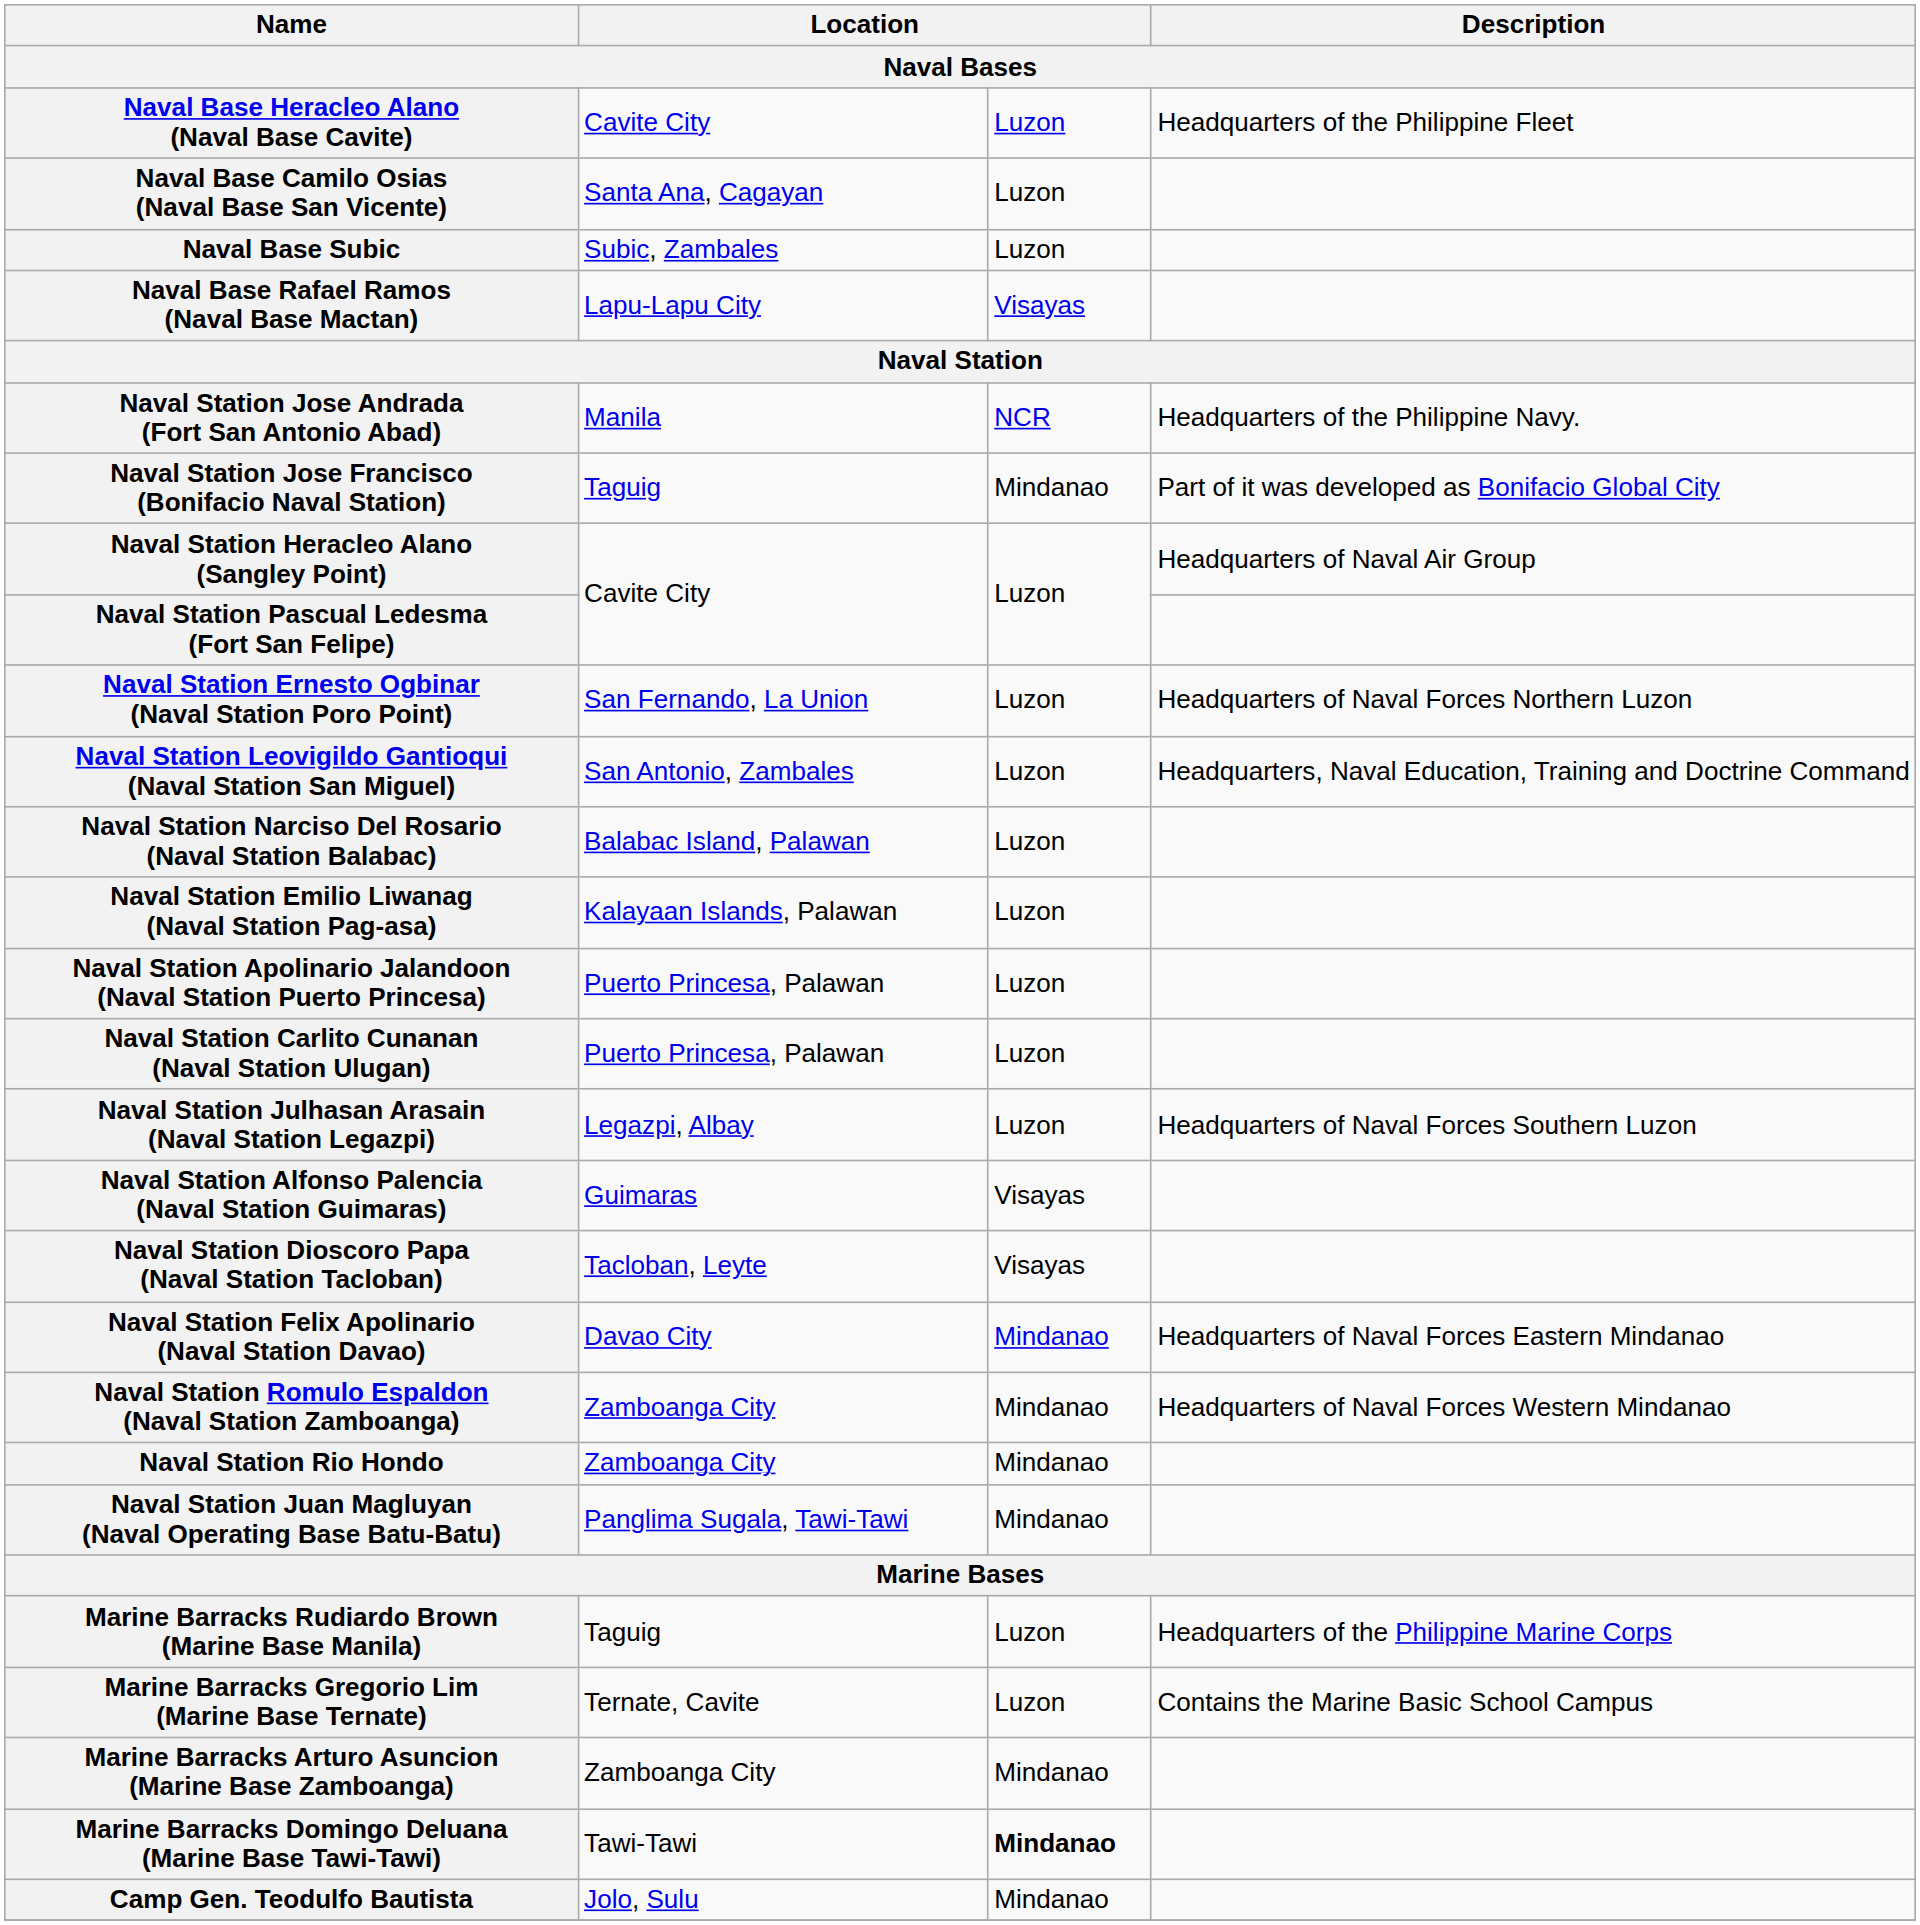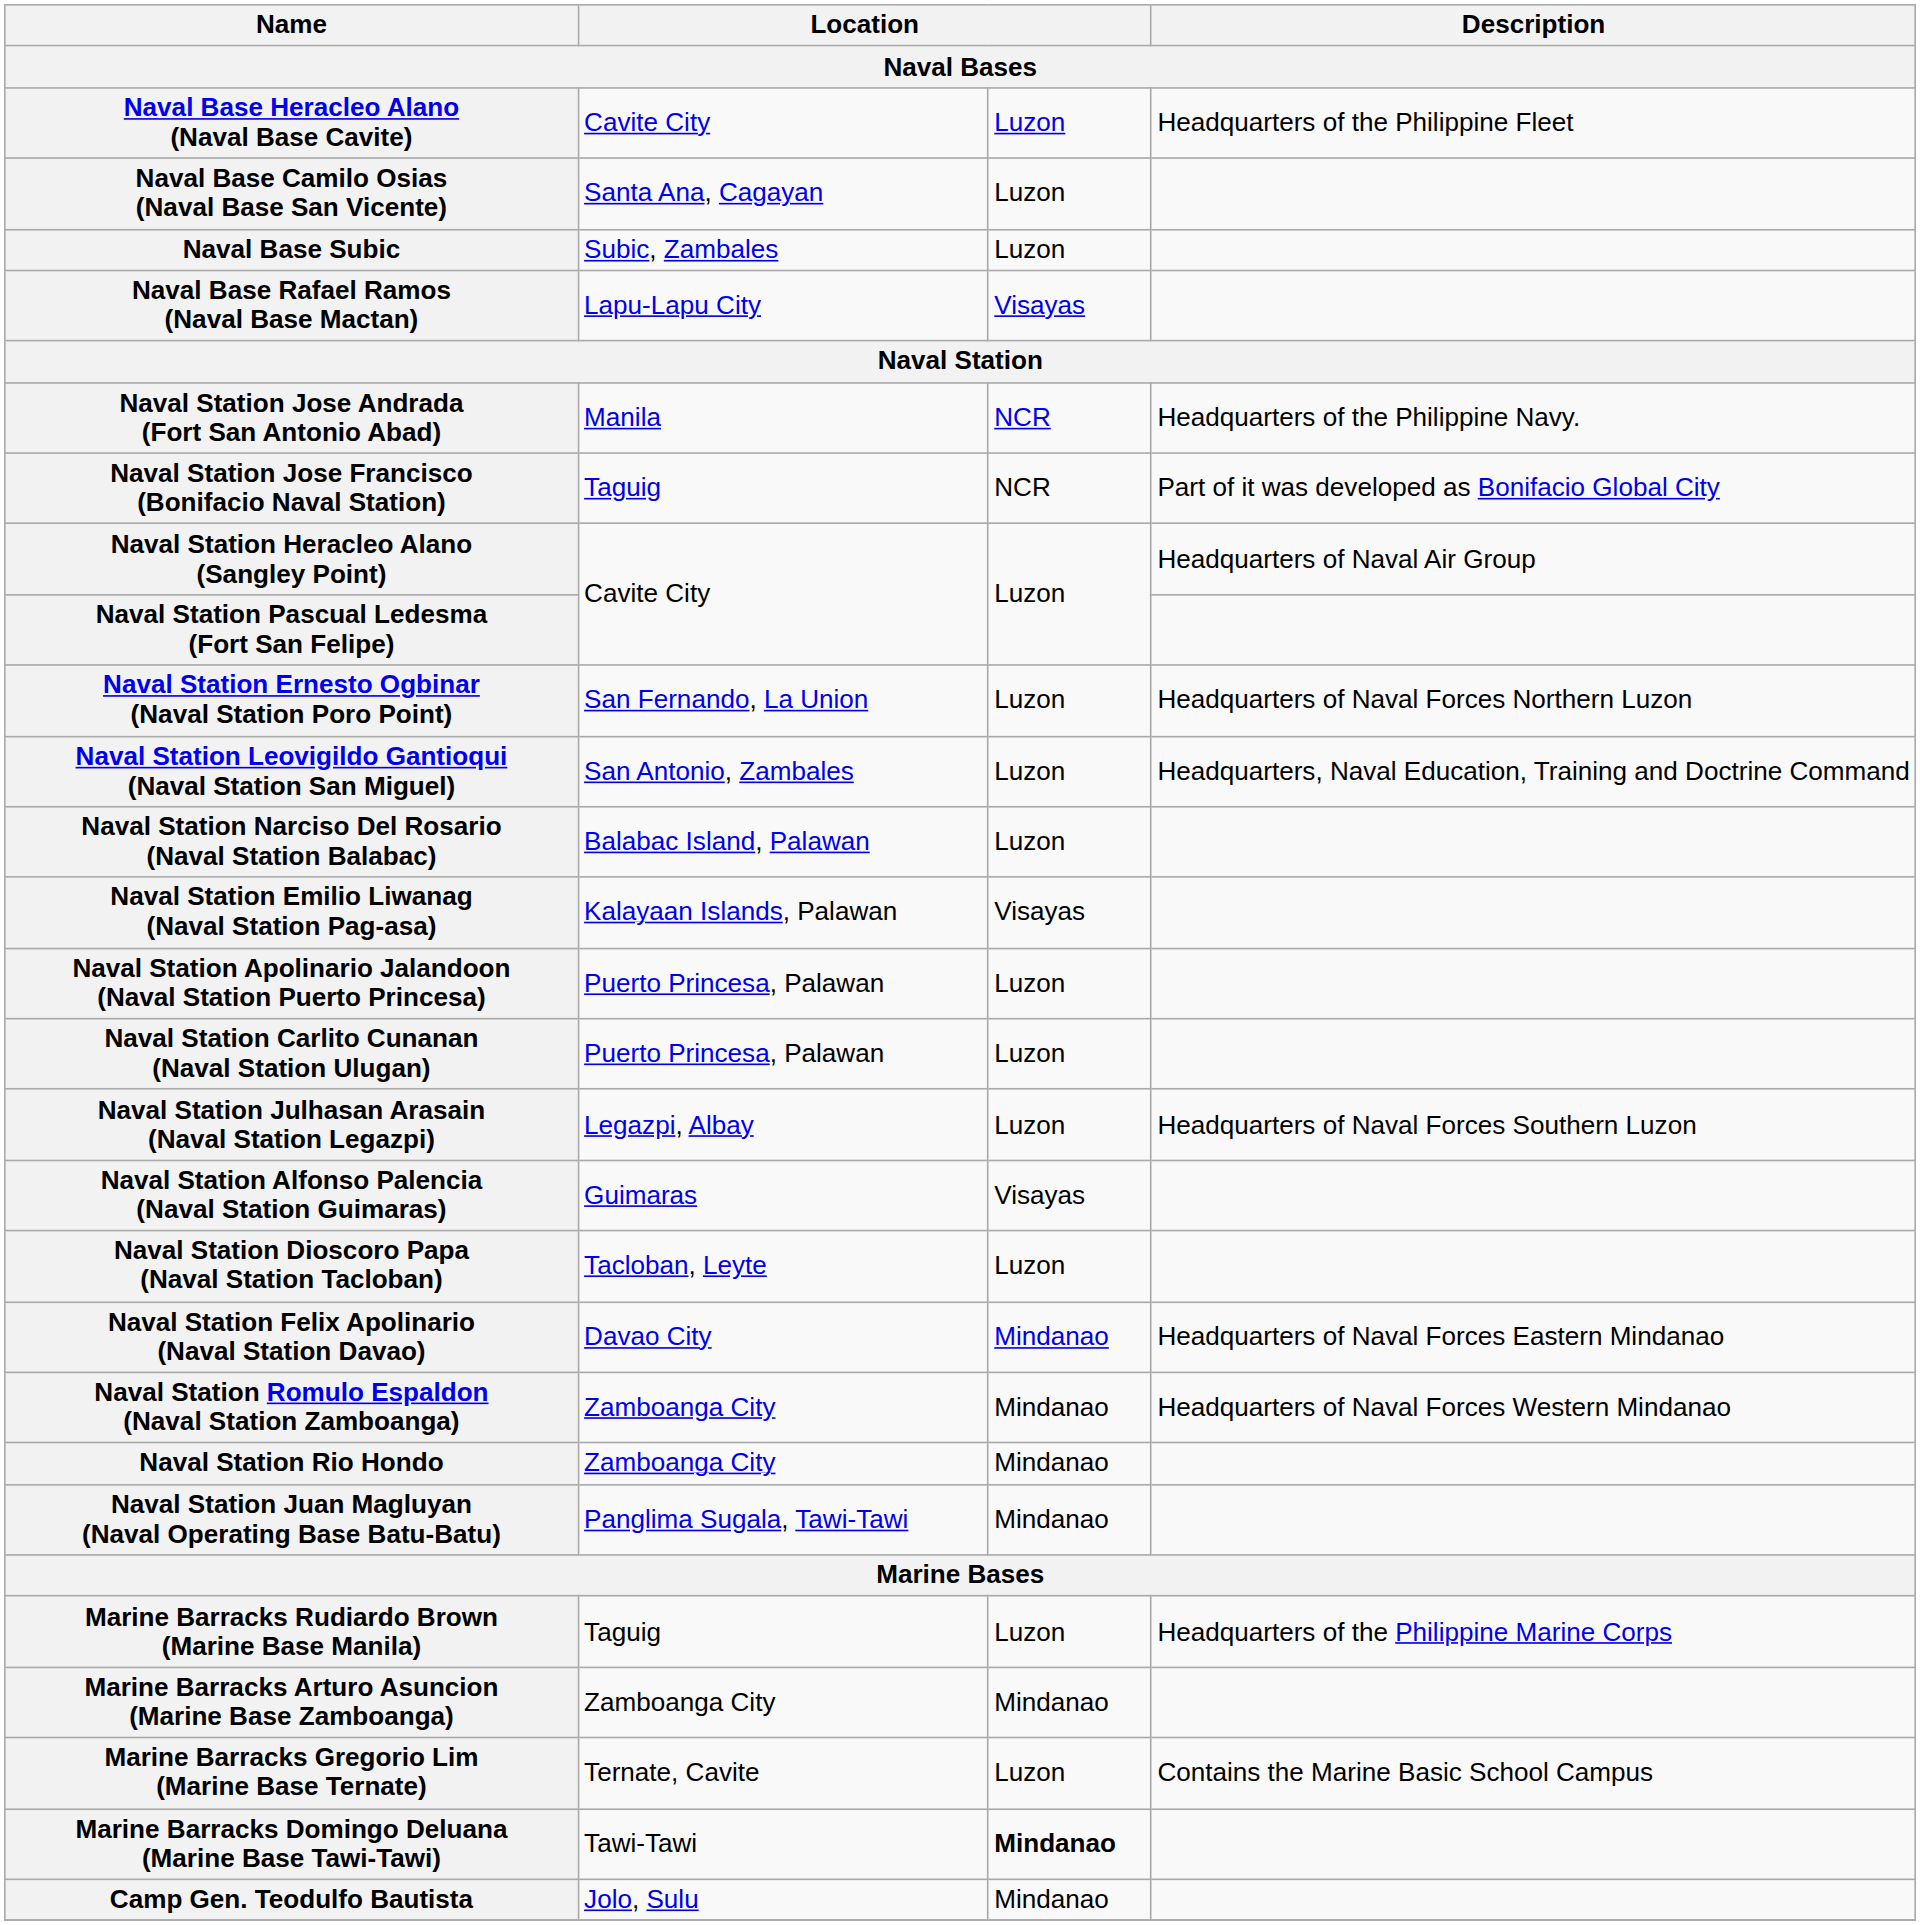(1052, 487) Mindanao -> (1023, 487) NCR
(1030, 912) Luzon -> (1040, 912) Visayas
(1040, 1265) Visayas -> (1030, 1265) Luzon
rows swapped: (291, 1701) <-> (291, 1772)
